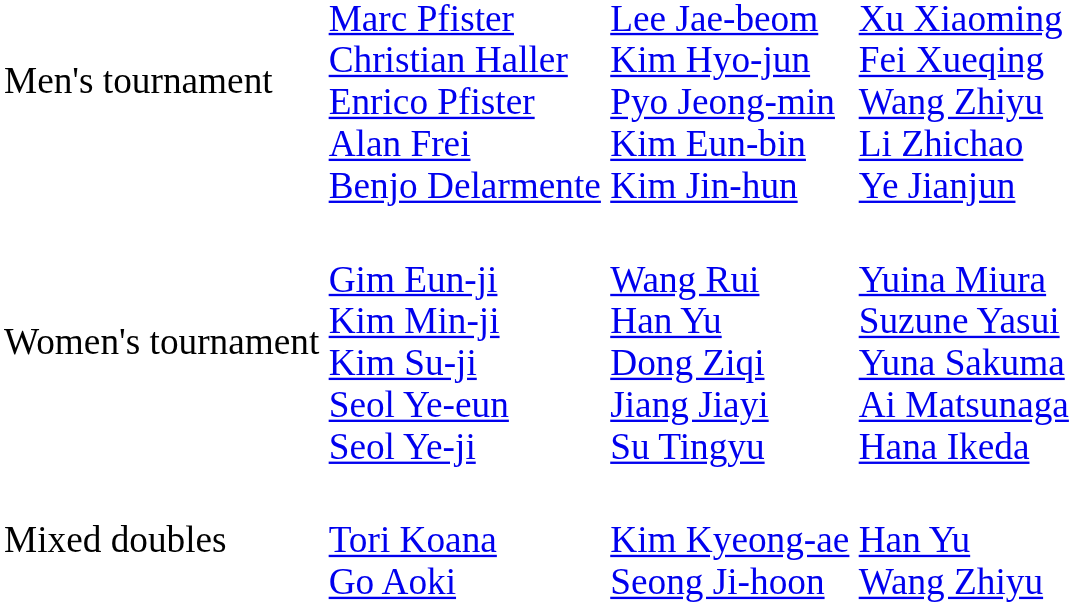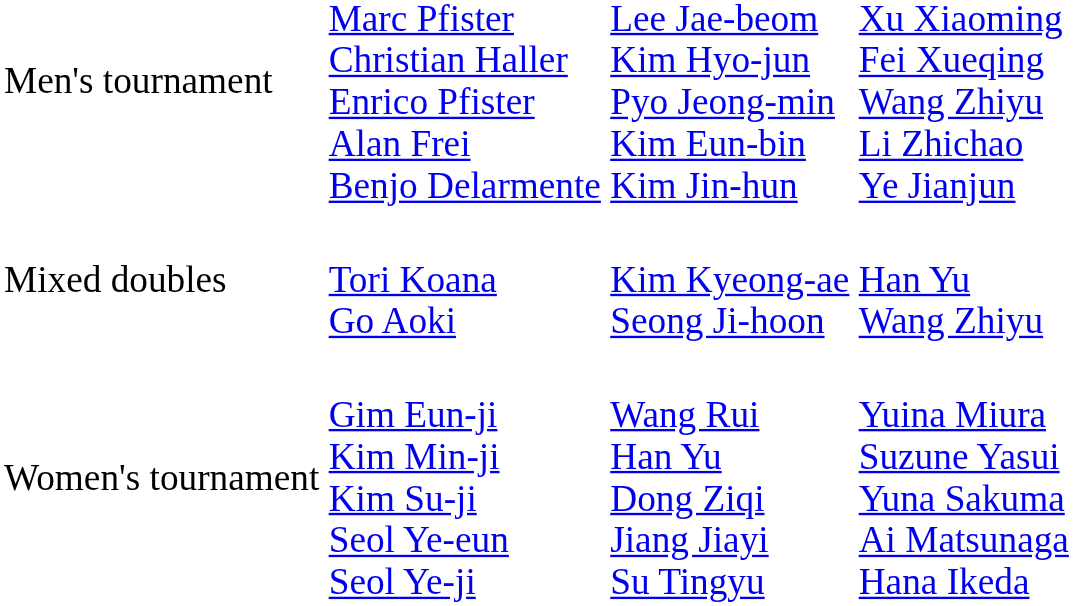rows swapped: (162, 342) <-> (115, 540)
